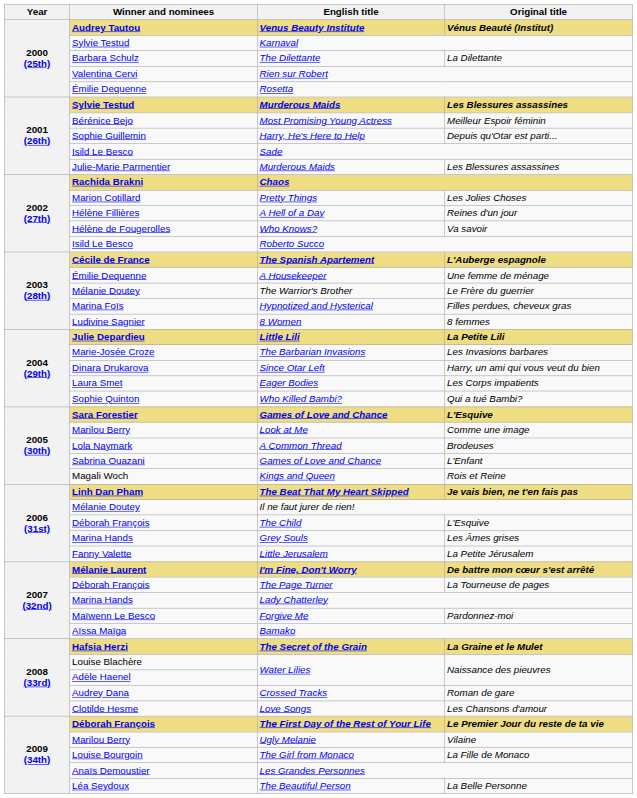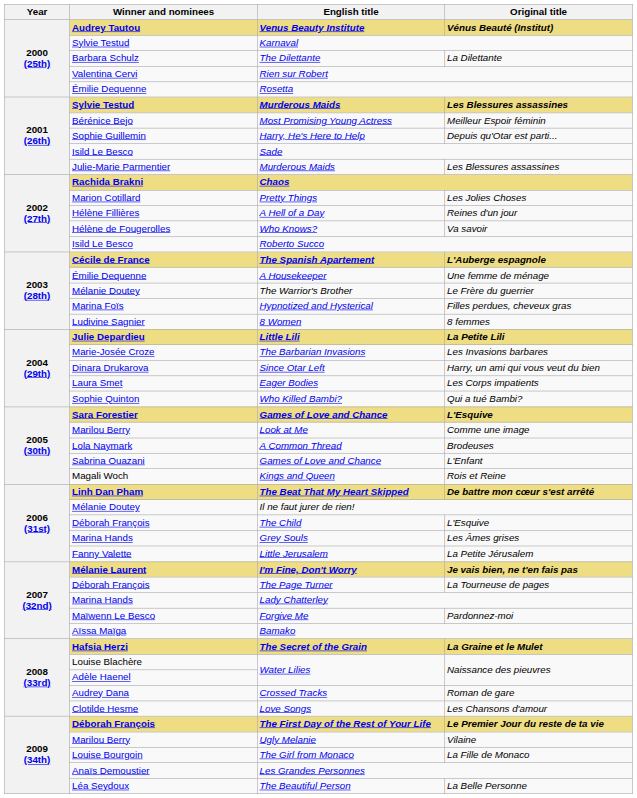(512, 492) Je vais bien, ne t'en fais pas -> (521, 492) De battre mon cœur s'est arrêté
(521, 569) De battre mon cœur s'est arrêté -> (512, 569) Je vais bien, ne t'en fais pas
